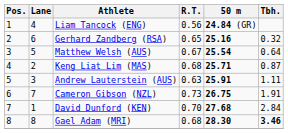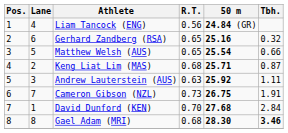(191, 53) 0.67 -> (191, 53) 0.65
(271, 53) 0.64 -> (271, 53) 0.66
(218, 80) 25.91 -> (218, 80) 25.92
